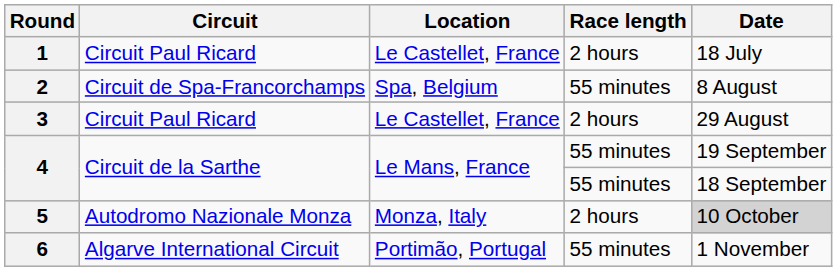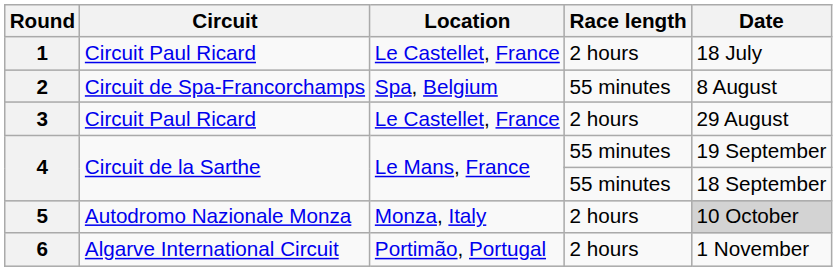(620, 249) 55 minutes -> (604, 249) 2 hours
